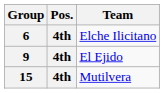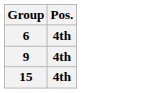- column: (118, 14)
